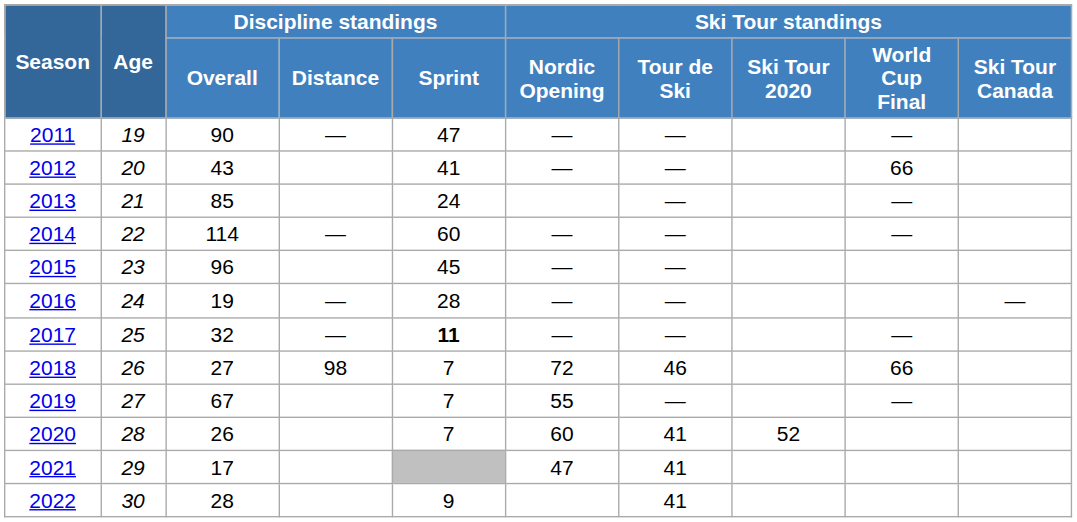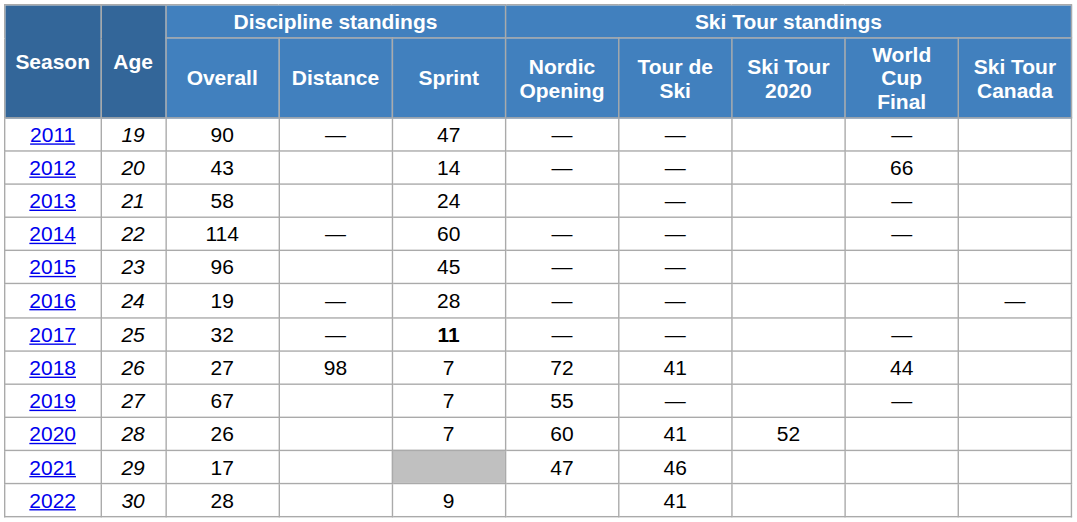(449, 168) 41 -> (449, 168) 14
(222, 201) 85 -> (222, 201) 58
(675, 367) 46 -> (675, 367) 41
(902, 367) 66 -> (902, 367) 44
(675, 467) 41 -> (675, 467) 46
